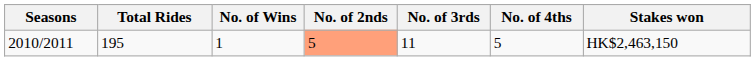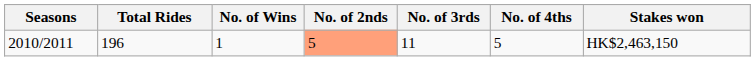(113, 43) 195 -> (113, 43) 196
